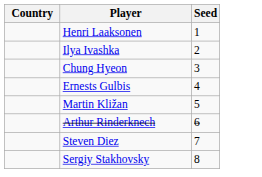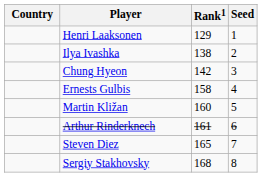+ column: (210, 15)
